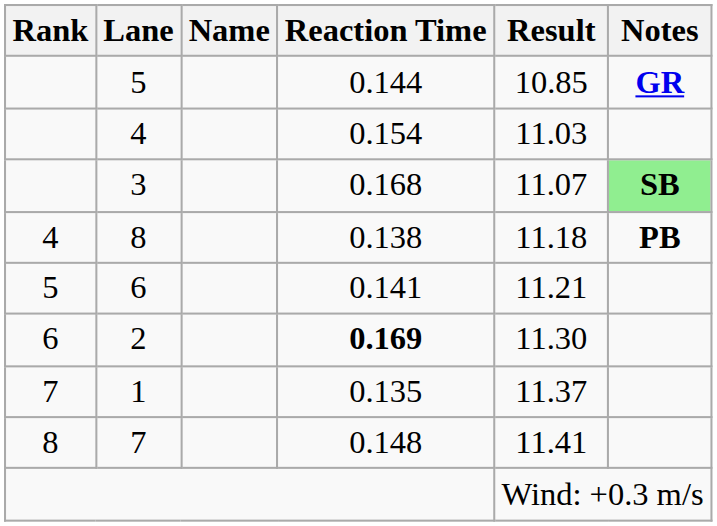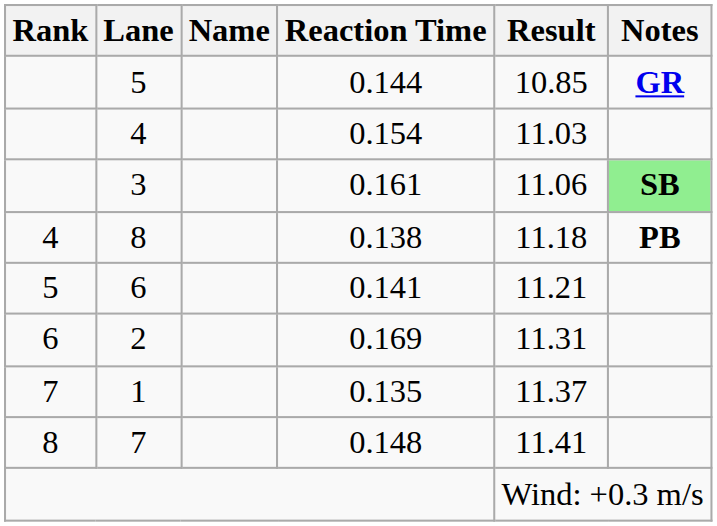(386, 184) 0.168 -> (386, 184) 0.161
(551, 184) 11.07 -> (551, 184) 11.06
(386, 339) bold -> (386, 339) normal
(551, 339) 11.30 -> (551, 339) 11.31
